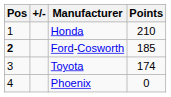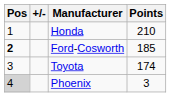(10, 84) no background -> (10, 84) lightgrey background
(146, 84) 0 -> (146, 84) 3
